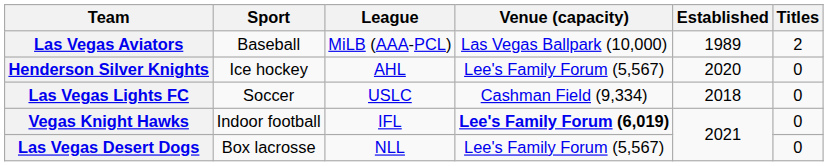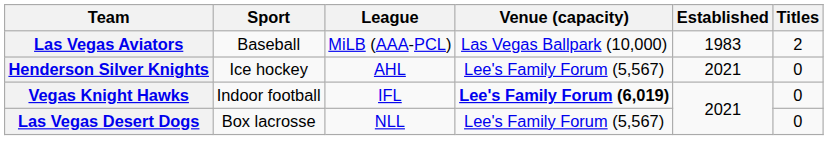(723, 44) 1989 -> (723, 44) 1983
(723, 70) 2020 -> (723, 70) 2021
- row: (109, 96)
